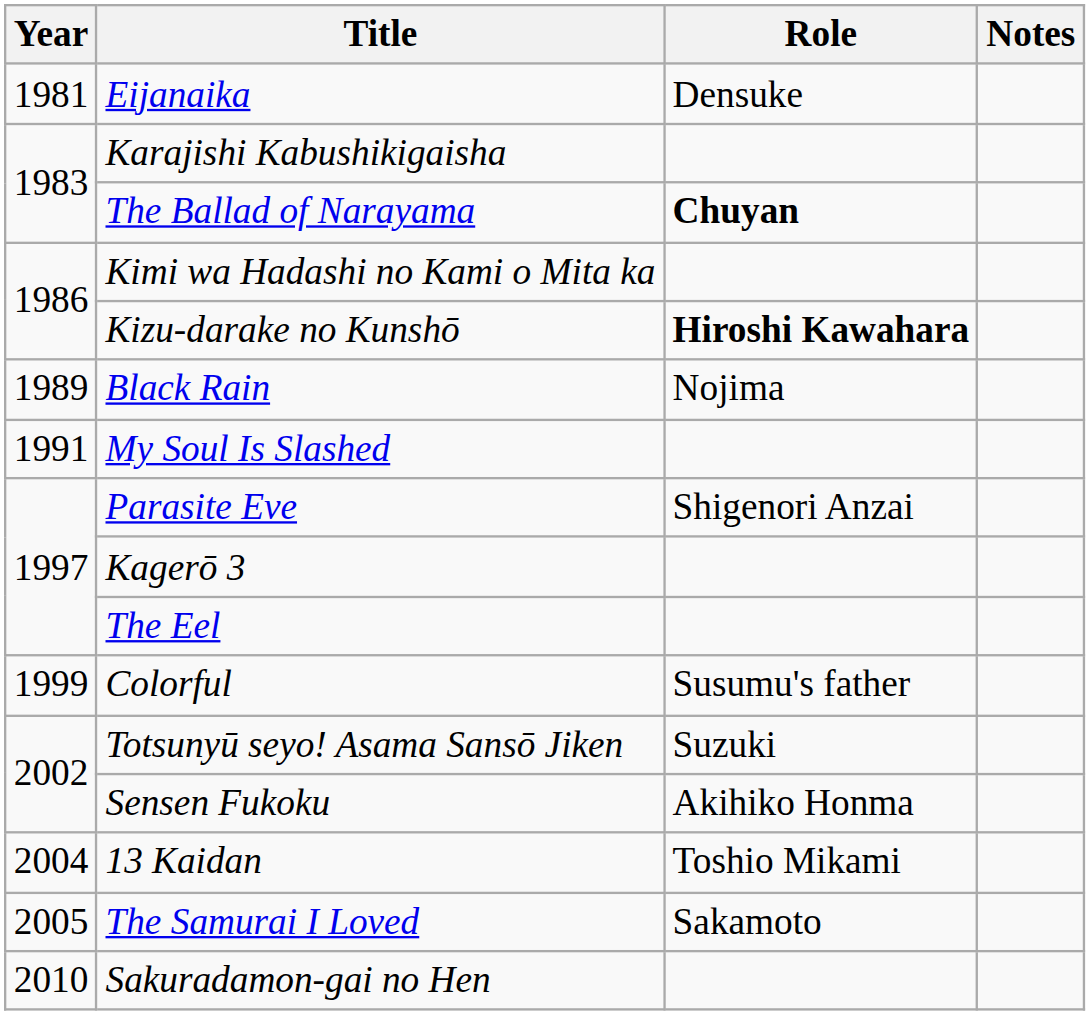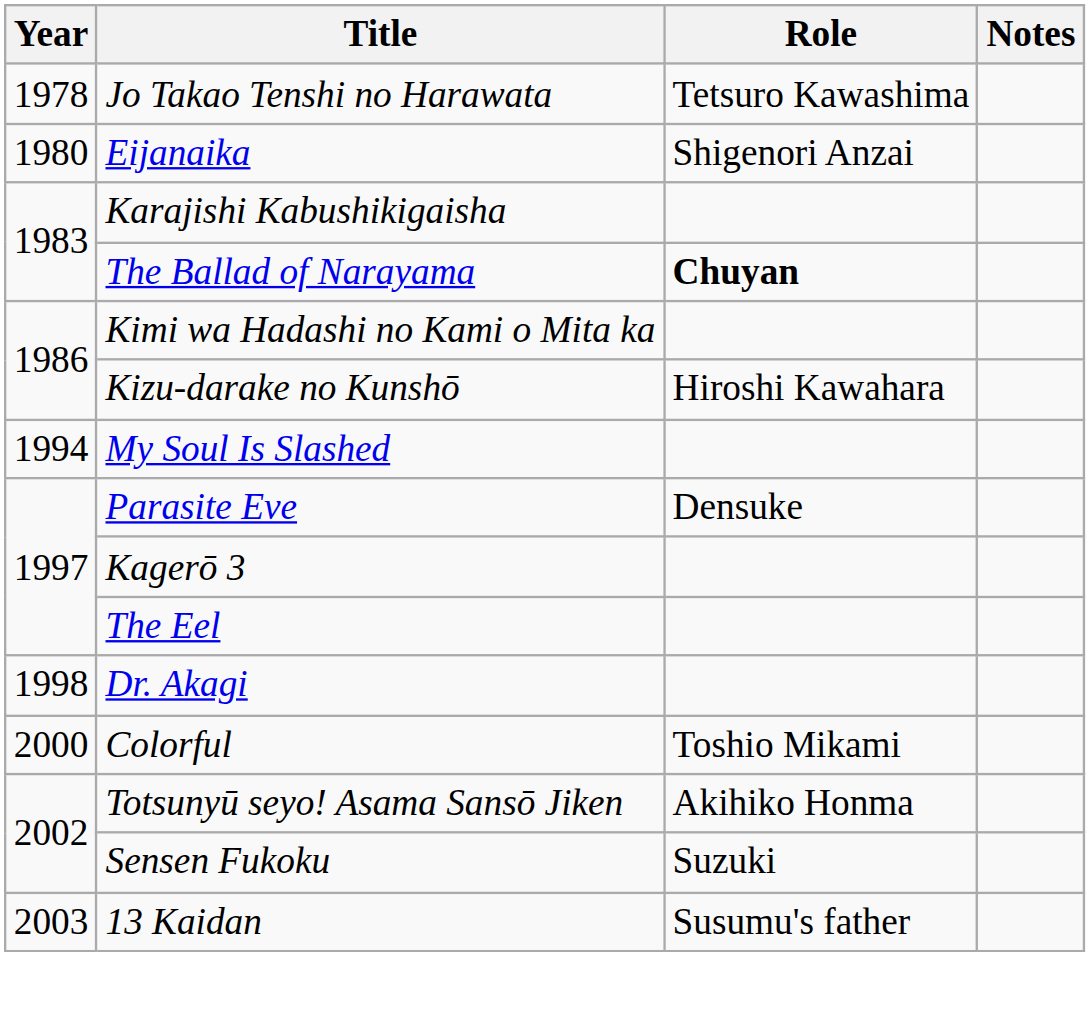+ row: (329, 93)
(51, 93) 1981 -> (51, 152) 1980
(738, 93) Densuke -> (793, 152) Shigenori Anzai
(821, 329) bold -> (809, 388) normal
- row: (188, 388)
(51, 447) 1991 -> (51, 447) 1994
(793, 507) Shigenori Anzai -> (738, 507) Densuke
+ row: (177, 684)
(51, 684) 1999 -> (51, 743) 2000
(791, 684) Susumu's father -> (787, 743) Toshio Mikami
(724, 743) Suzuki -> (793, 802) Akihiko Honma
(793, 802) Akihiko Honma -> (724, 861) Suzuki
(51, 861) 2004 -> (51, 920) 2003
(787, 861) Toshio Mikami -> (791, 920) Susumu's father
- row: (262, 920)
- row: (298, 980)
